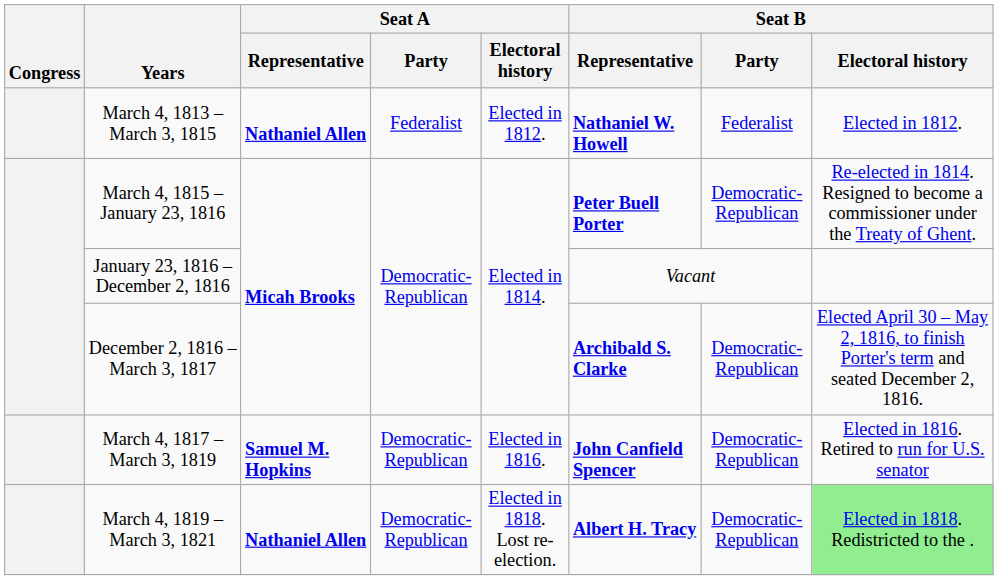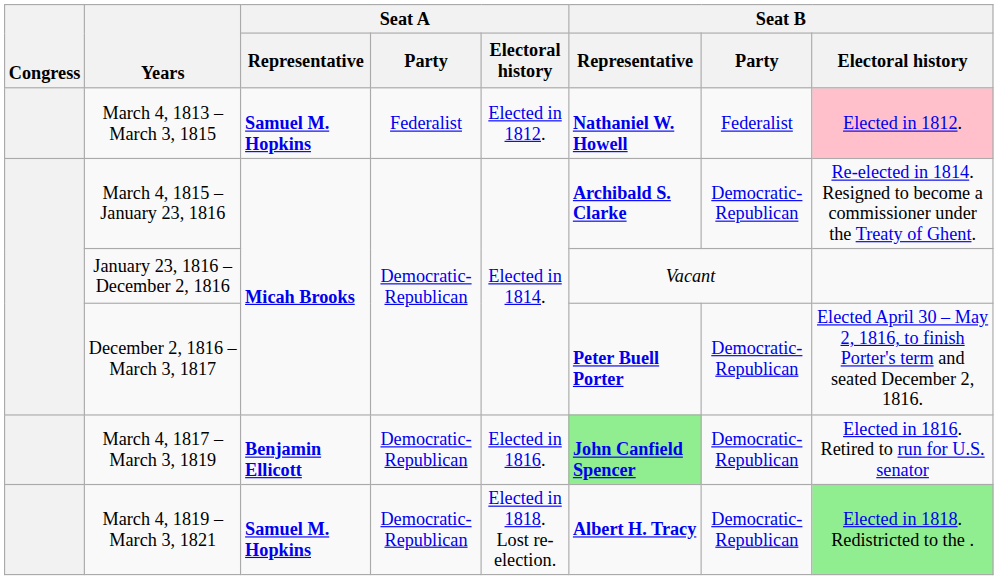(306, 133) Nathaniel Allen -> (287, 133) Samuel M. Hopkins
(903, 123) no background -> (903, 123) pink background
(616, 213) Peter Buell Porter -> (622, 203) Archibald S. Clarke
(622, 358) Archibald S. Clarke -> (616, 369) Peter Buell Porter
(287, 459) Samuel M. Hopkins -> (283, 459) Benjamin Ellicott
(628, 459) no background -> (628, 459) lightgreen background
(306, 539) Nathaniel Allen -> (287, 539) Samuel M. Hopkins
